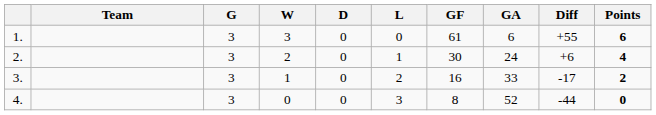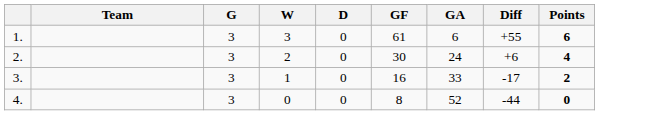- column: (399, 15)
